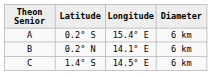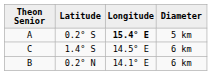(131, 35) normal -> (131, 35) bold
(181, 35) 6 km -> (181, 35) 5 km
rows swapped: (30, 49) <-> (30, 63)
